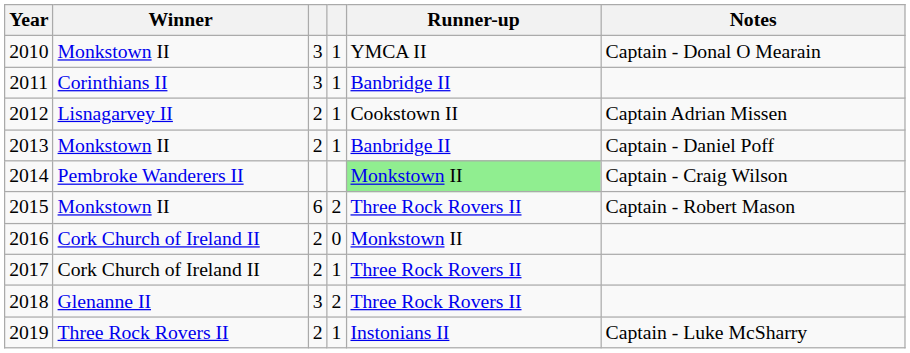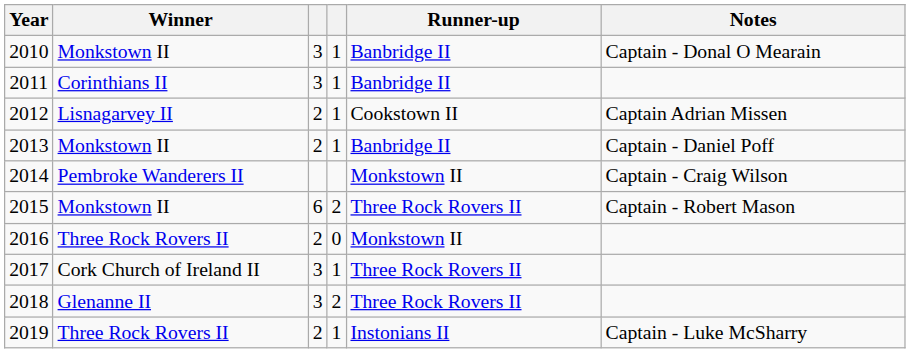(388, 51) YMCA II -> (400, 51) Banbridge II
(407, 176) lightgreen background -> (407, 176) no background
(159, 238) Cork Church of Ireland II -> (143, 238) Three Rock Rovers II
(318, 269) 2 -> (318, 269) 3
